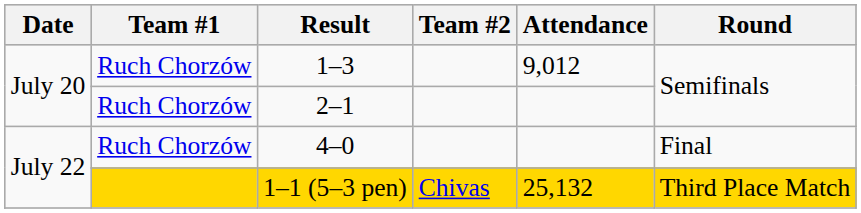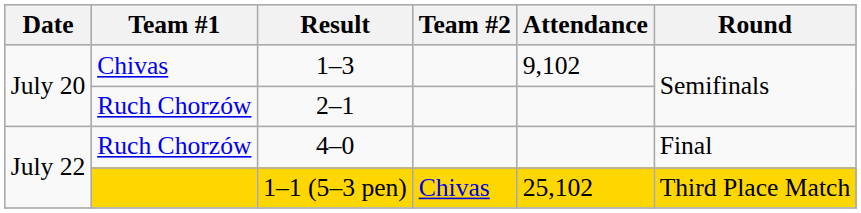(174, 65) Ruch Chorzów -> (133, 65) Chivas
(552, 65) 9,012 -> (552, 65) 9,102
(558, 187) 25,132 -> (558, 187) 25,102
